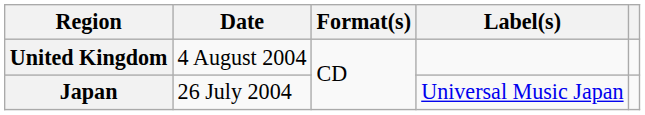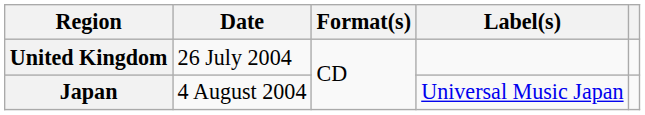(242, 57) 4 August 2004 -> (235, 57) 26 July 2004
(235, 92) 26 July 2004 -> (242, 92) 4 August 2004
